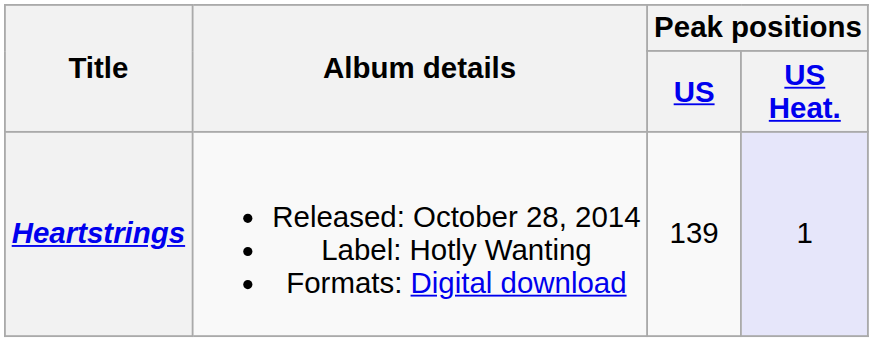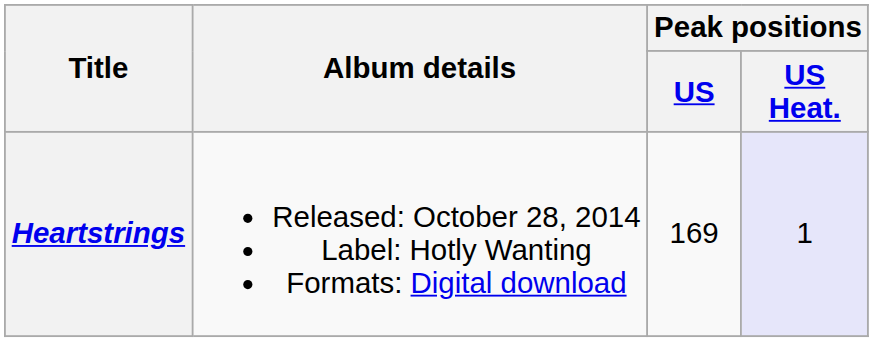(694, 233) 139 -> (694, 233) 169
